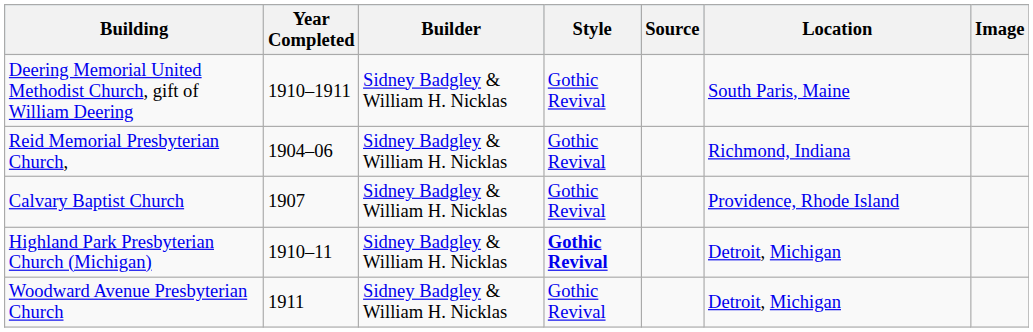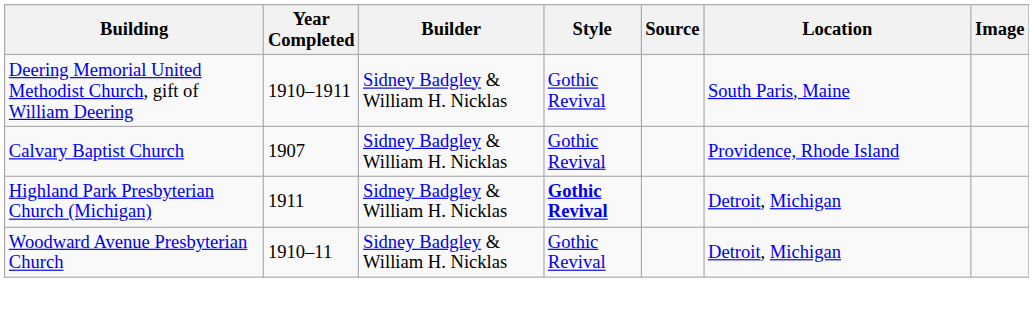- row: (114, 151)
(300, 251) 1910–11 -> (286, 201) 1911
(286, 302) 1911 -> (300, 251) 1910–11
